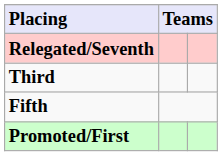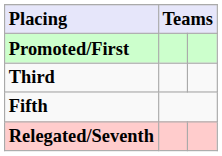rows swapped: (69, 135) <-> (81, 48)
